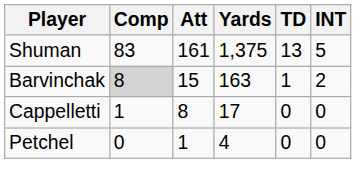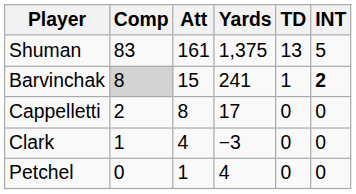(235, 81) 163 -> (235, 81) 241
(321, 81) normal -> (321, 81) bold
(119, 111) 1 -> (119, 111) 2
+ row: (32, 142)
